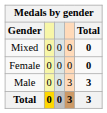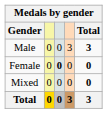rows swapped: (25, 82) <-> (25, 48)
(59, 65) normal -> (59, 65) bold
